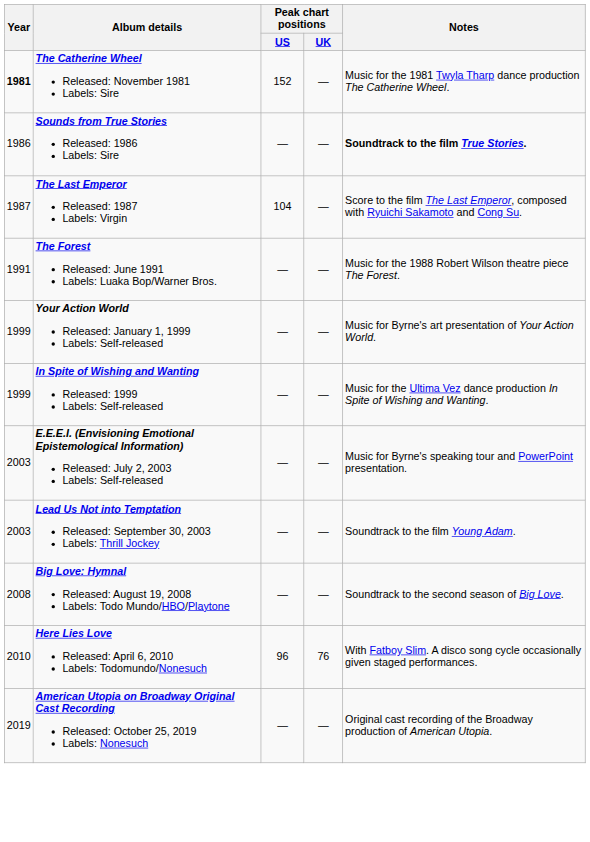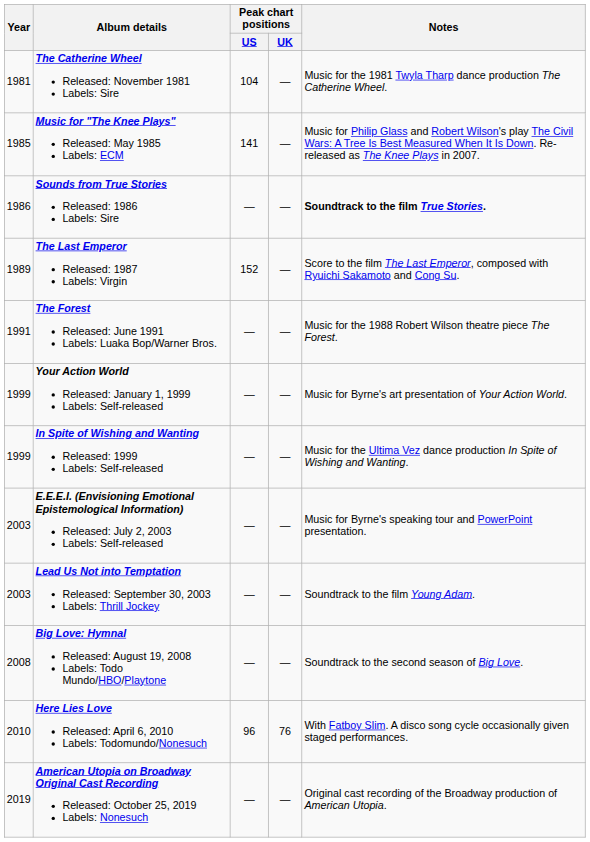(19, 81) bold -> (19, 81) normal
(283, 81) 152 -> (249, 81) 104
+ row: (132, 139)
(19, 206) 1987 -> (19, 269) 1989
(283, 206) 104 -> (249, 269) 152
